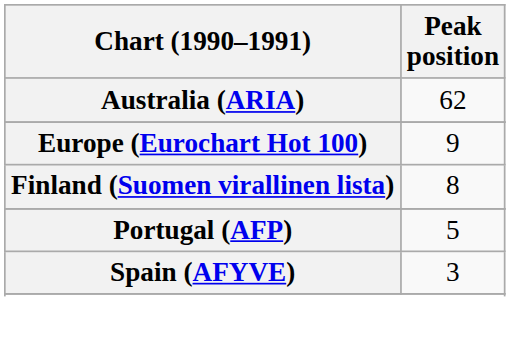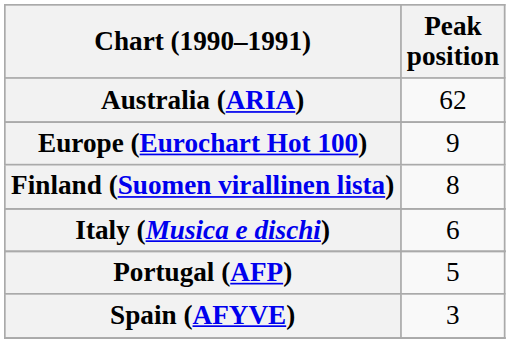+ row: (203, 229)
